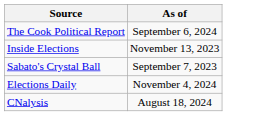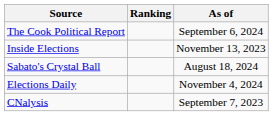+ column: (151, 13)
(175, 66) September 7, 2023 -> (221, 66) August 18, 2024
(175, 102) August 18, 2024 -> (221, 102) September 7, 2023
